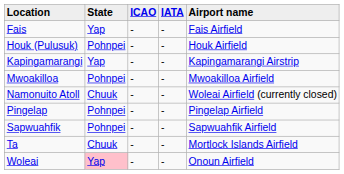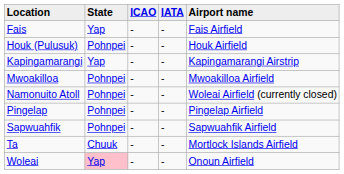(102, 95) Chuuk -> (106, 95) Pohnpei
